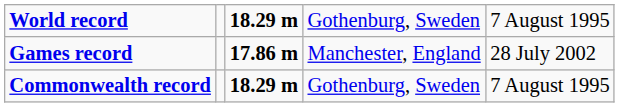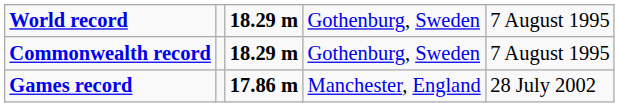rows swapped: (110, 85) <-> (71, 53)
